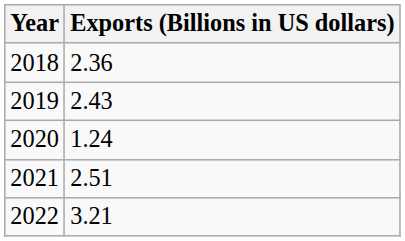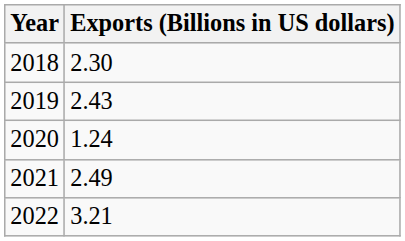(91, 62) 2.36 -> (91, 62) 2.30
(91, 178) 2.51 -> (91, 178) 2.49
